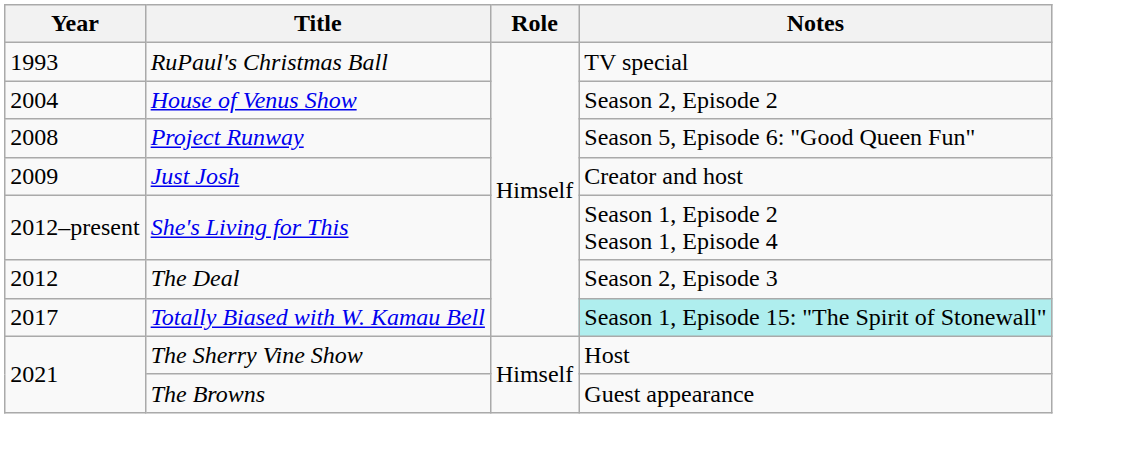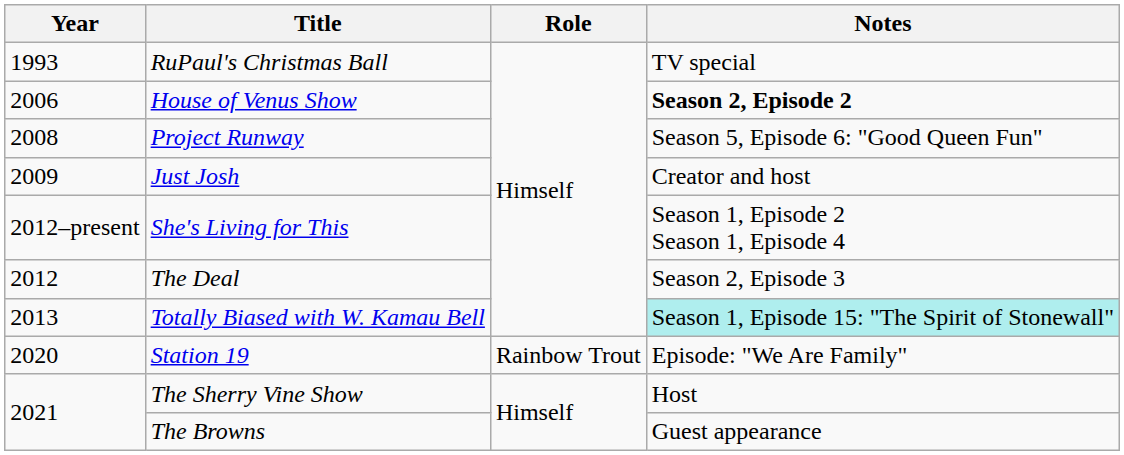(34, 99) 2004 -> (34, 99) 2006
(681, 99) normal -> (752, 99) bold
(34, 316) 2017 -> (34, 316) 2013
+ row: (200, 355)
